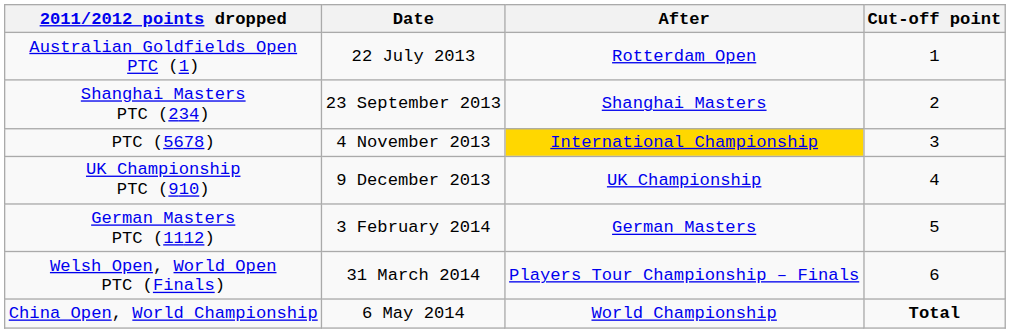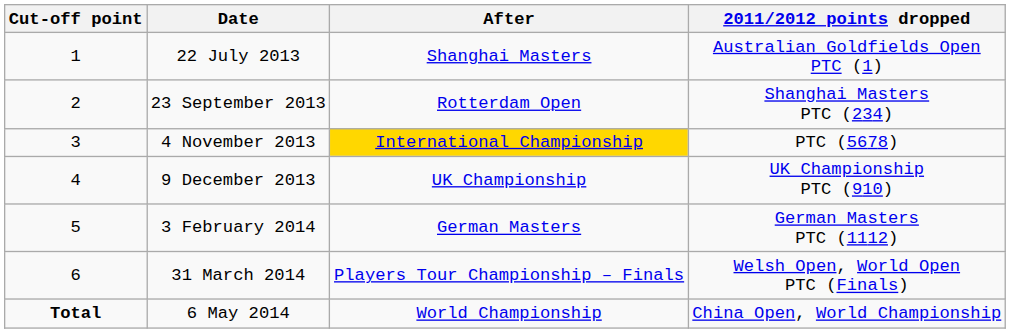columns swapped: (934, 19) <-> (163, 19)
(684, 57) Rotterdam Open -> (509, 57) Shanghai Masters
(684, 104) Shanghai Masters -> (509, 104) Rotterdam Open
